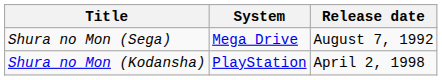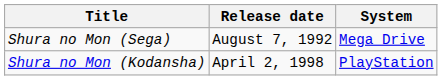columns swapped: (259, 16) <-> (373, 16)
